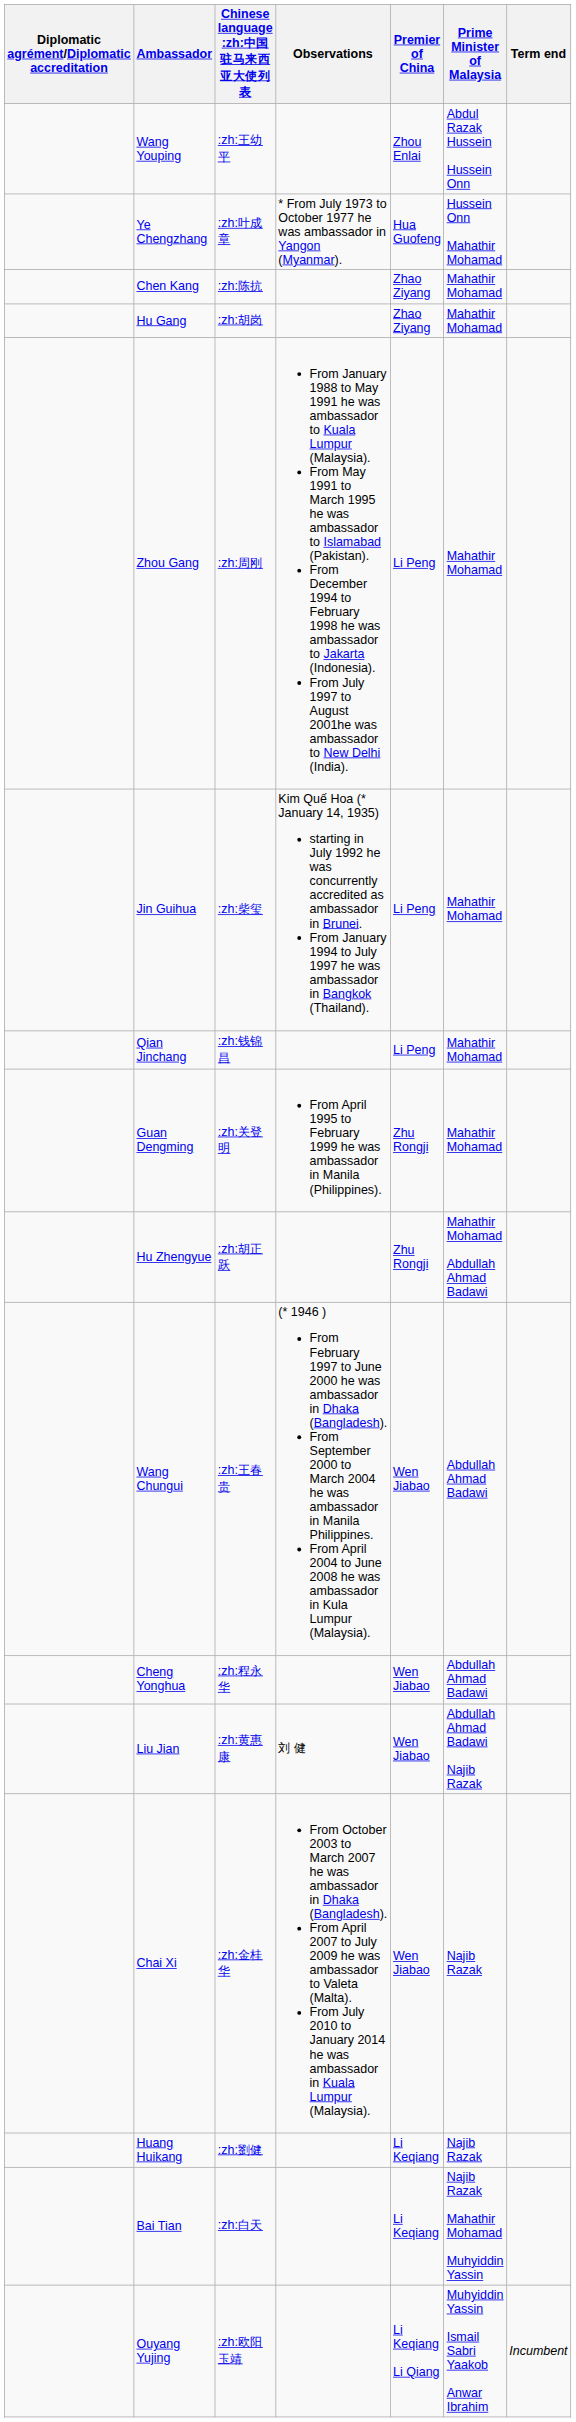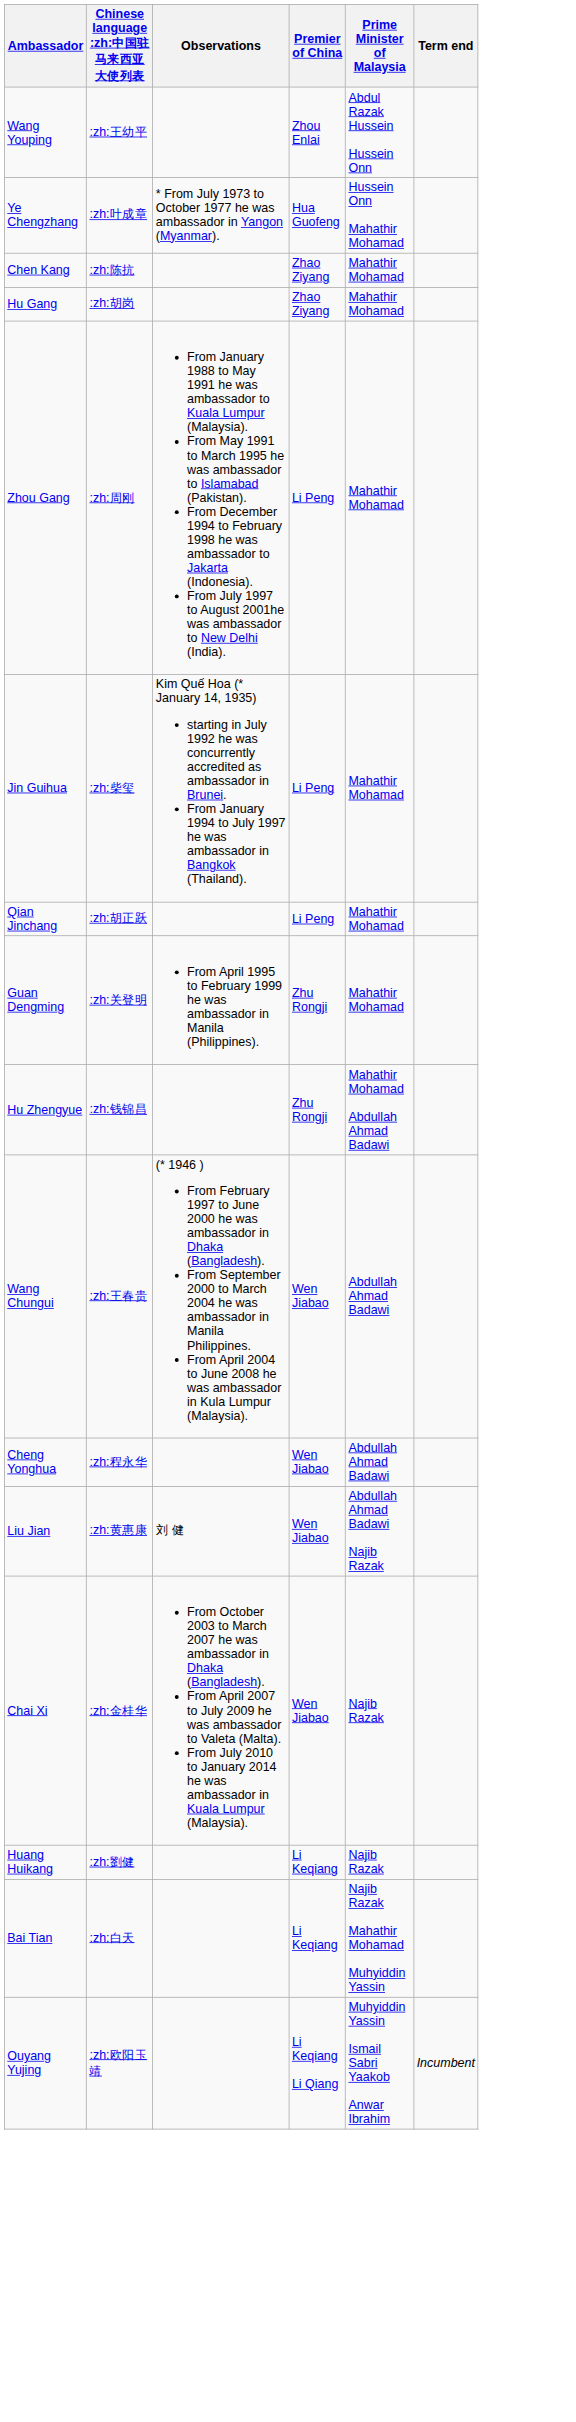- column: (69, 54)
(240, 1049) :zh:钱锦昌 -> (118, 918) :zh:胡正跃
(240, 1256) :zh:胡正跃 -> (118, 1109) :zh:钱锦昌
